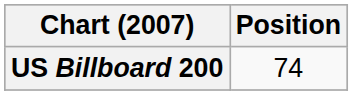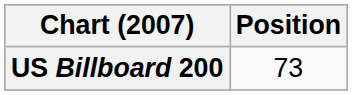(288, 68) 74 -> (288, 68) 73
